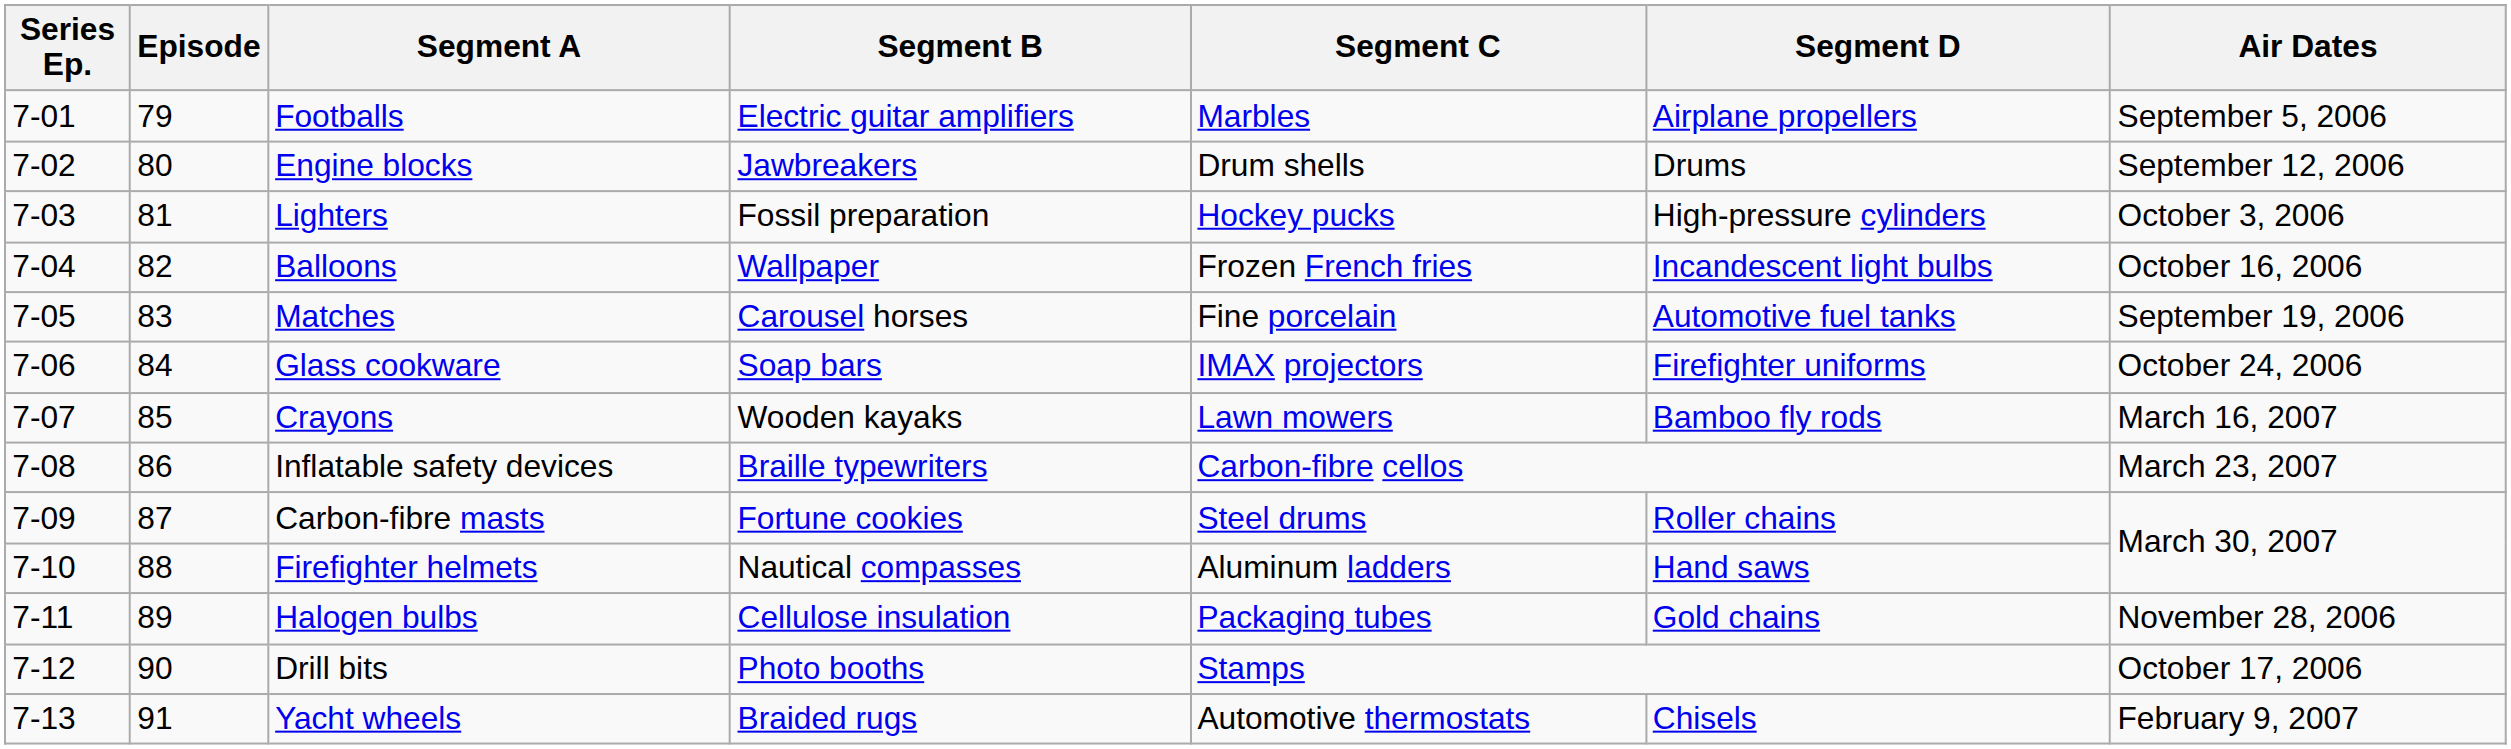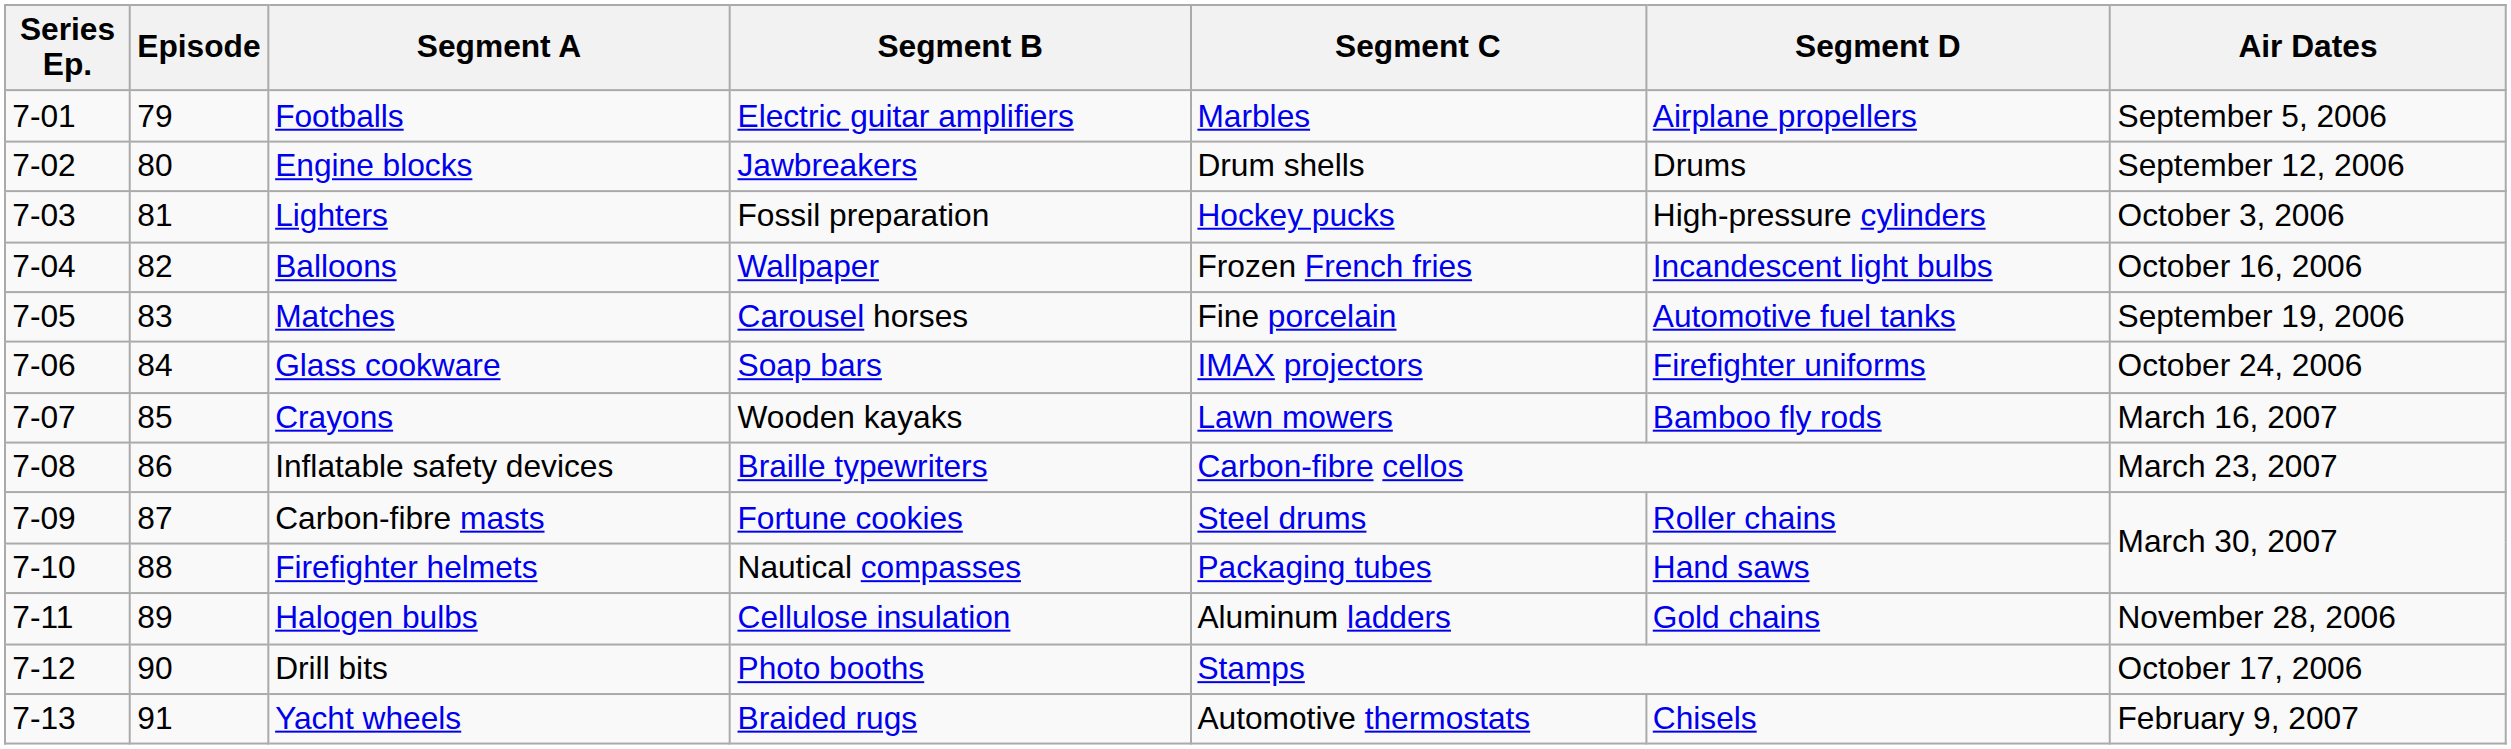(1324, 567) Aluminum ladders -> (1315, 567) Packaging tubes
(1315, 617) Packaging tubes -> (1324, 617) Aluminum ladders
